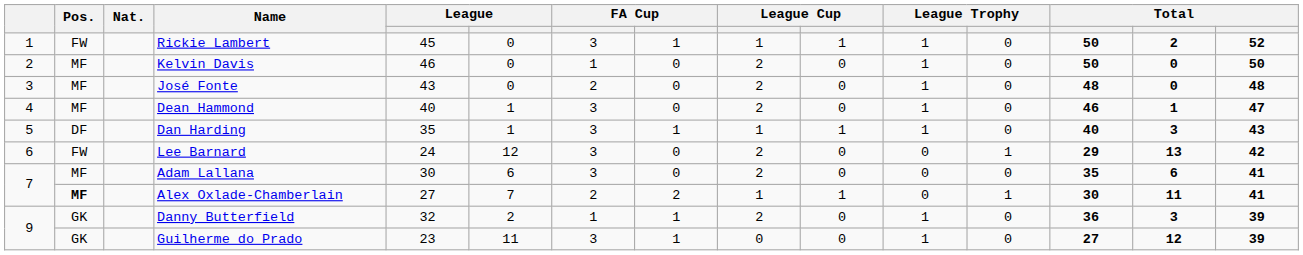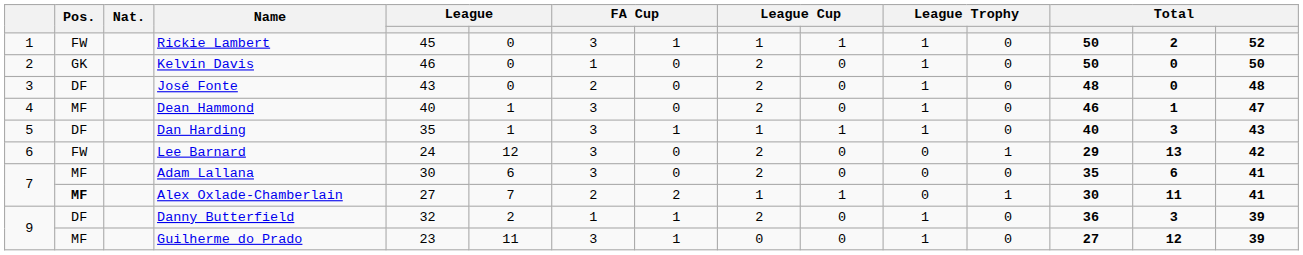(79, 66) MF -> (79, 66) GK
(79, 87) MF -> (79, 87) DF
(79, 218) GK -> (79, 218) DF
(79, 240) GK -> (79, 240) MF
